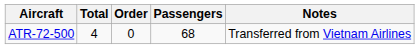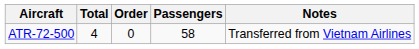(188, 33) 68 -> (188, 33) 58
